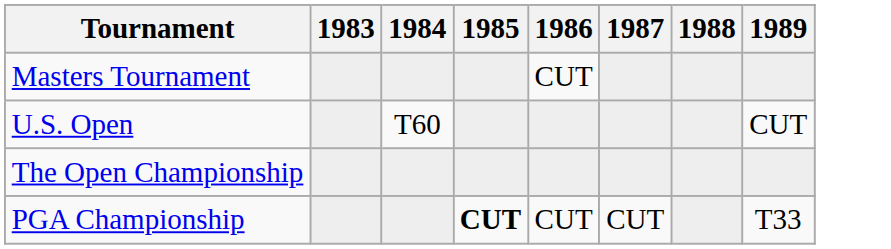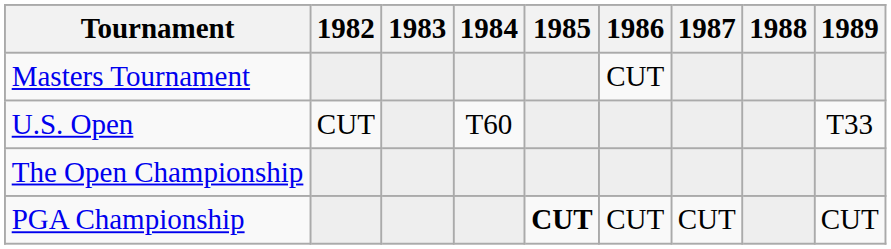+ column: (346, 28)
(778, 124) CUT -> (850, 124) T33
(778, 220) T33 -> (850, 220) CUT
